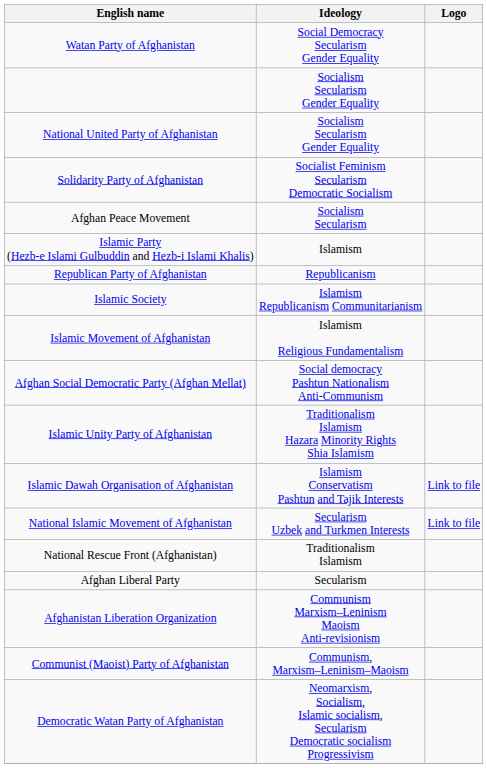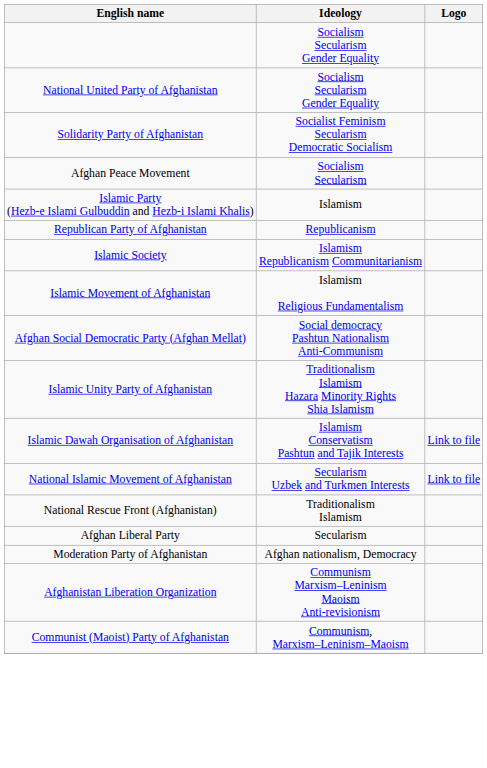- row: (130, 45)
+ row: (130, 554)
- row: (130, 721)
